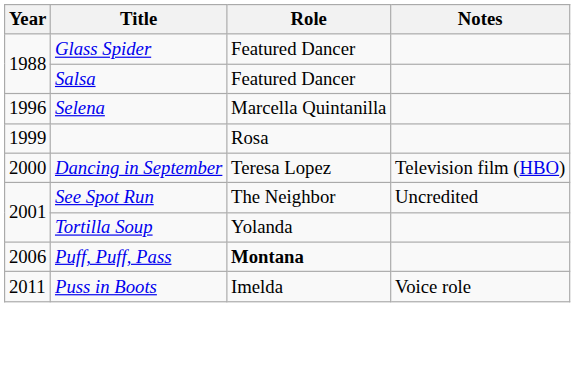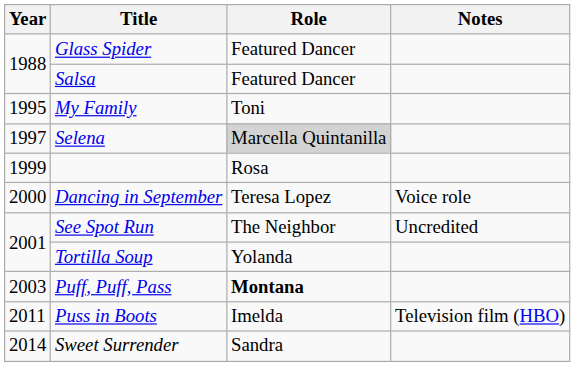+ row: (96, 108)
(28, 108) 1996 -> (28, 138) 1997
(309, 108) no background -> (309, 138) lightgrey background
(480, 167) Television film (HBO) -> (433, 197) Voice role
(28, 256) 2006 -> (28, 286) 2003
(433, 286) Voice role -> (480, 316) Television film (HBO)
+ row: (117, 345)
